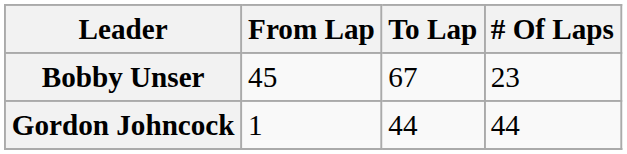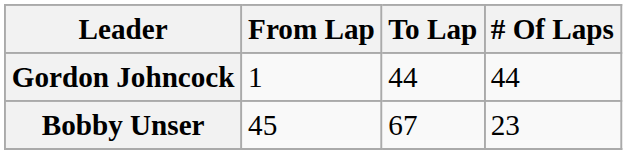rows swapped: (123, 124) <-> (123, 76)
